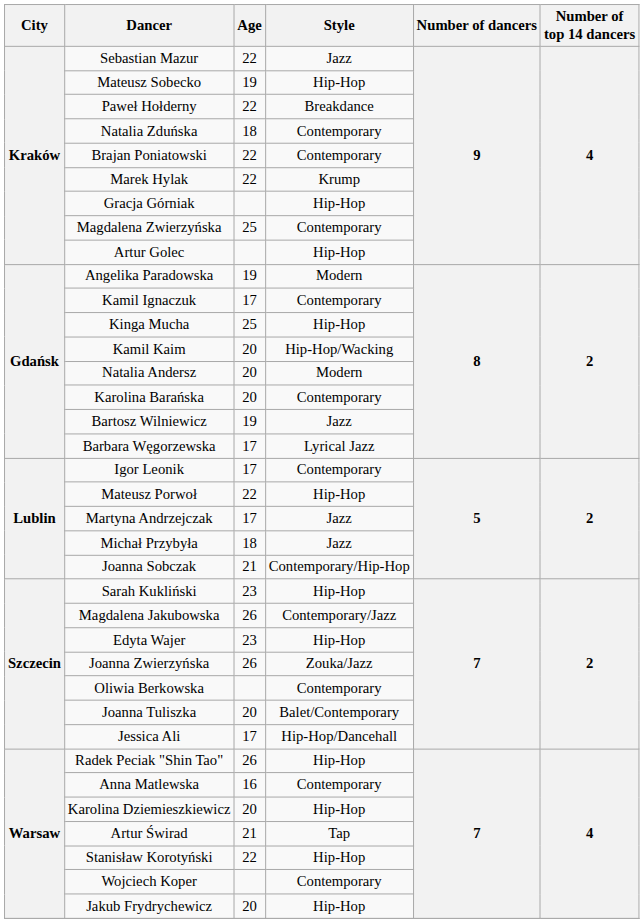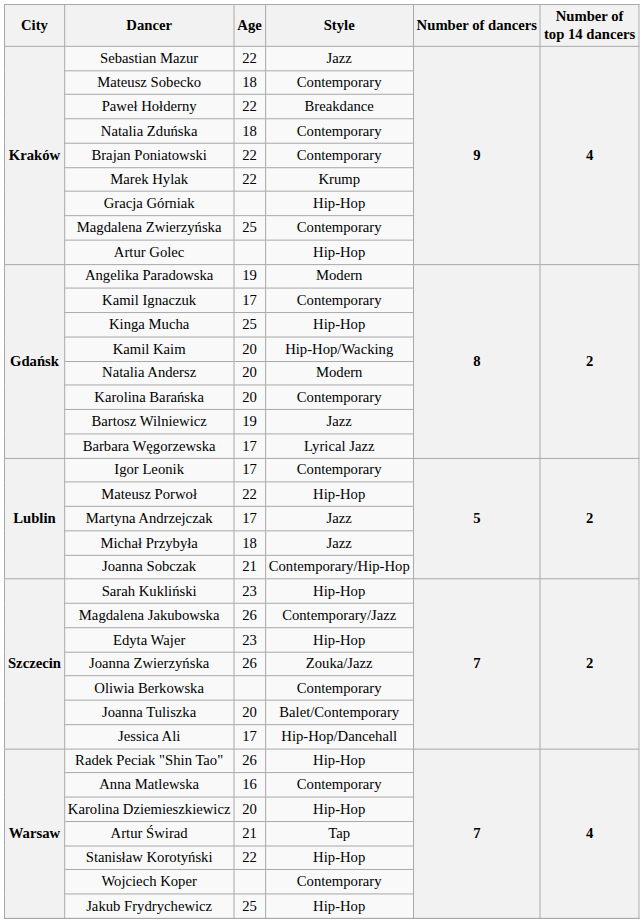(250, 82) 19 -> (250, 82) 18
(339, 82) Hip-Hop -> (339, 82) Contemporary
(250, 906) 20 -> (250, 906) 25
